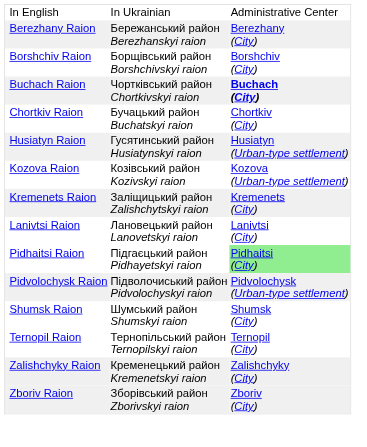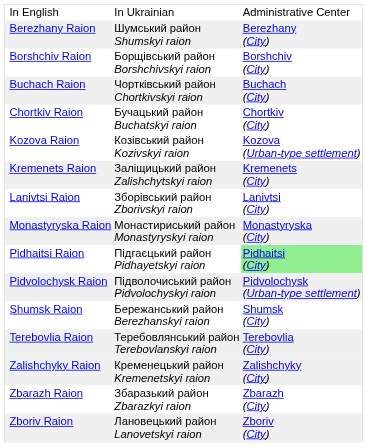(165, 34) Бережанський район Berezhanskyi raion -> (158, 34) Шумський район Shumskyi raion
(254, 91) bold -> (265, 91) normal
- row: (48, 140)
(162, 231) Лановецький район Lanovetskyi raion -> (163, 203) Зборівський район Zborivskyi raion
+ row: (60, 225)
(154, 315) Шумський район Shumskyi raion -> (169, 315) Бережанський район Berezhanskyi raion
+ row: (51, 337)
- row: (45, 337)
+ row: (46, 393)
(159, 399) Зборівський район Zborivskyi raion -> (165, 428) Лановецький район Lanovetskyi raion
